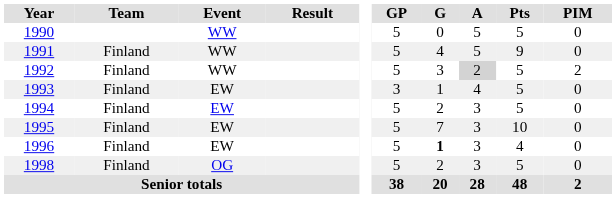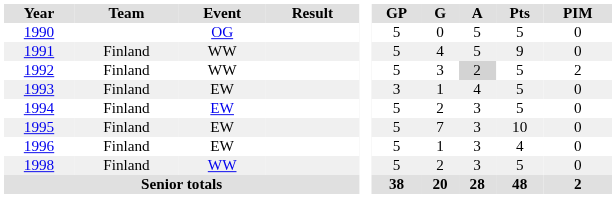(222, 32) WW -> (222, 32) OG
(440, 146) bold -> (440, 146) normal
(222, 165) OG -> (222, 165) WW
